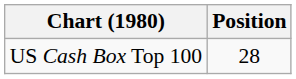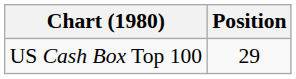(249, 55) 28 -> (249, 55) 29
